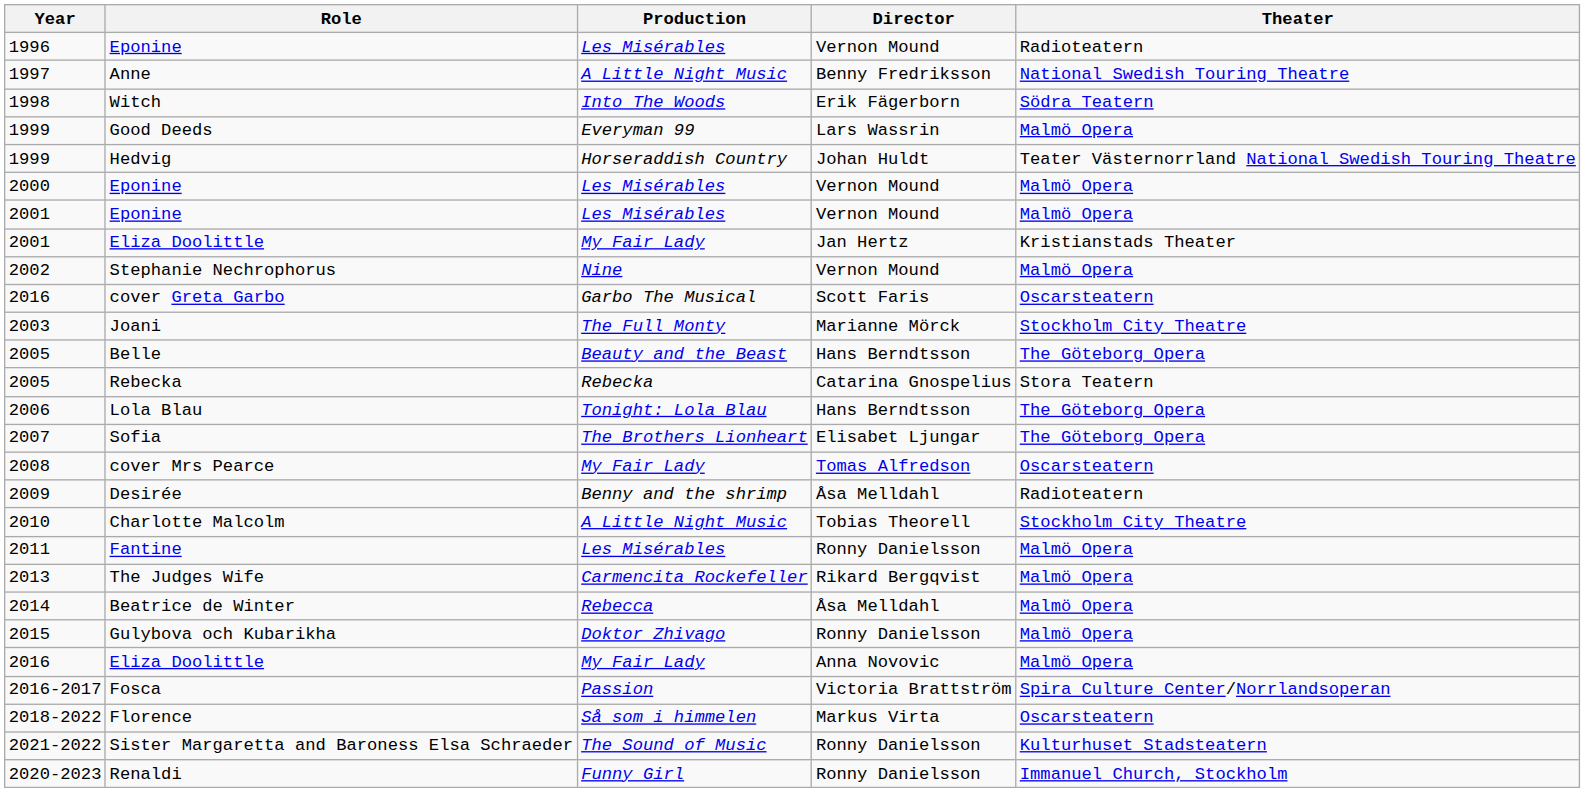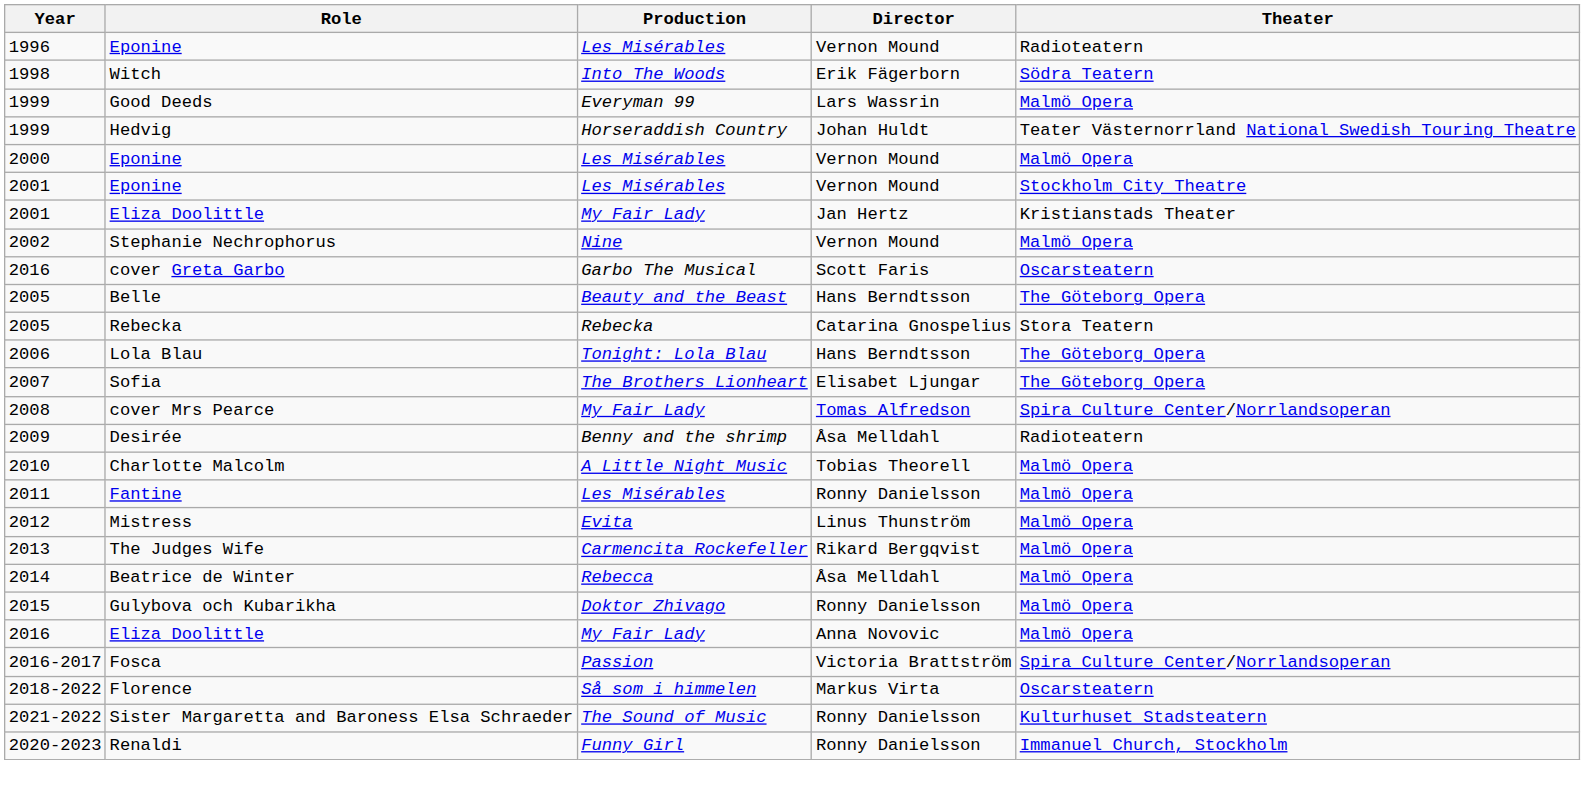- row: (29, 75)
(1076, 214) Malmö Opera -> (1133, 186) Stockholm City Theatre
- row: (29, 326)
(1087, 466) Oscarsteatern -> (1205, 410) Spira Culture Center/Norrlandsoperan
(1133, 522) Stockholm City Theatre -> (1076, 466) Malmö Opera
+ row: (29, 522)
